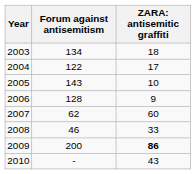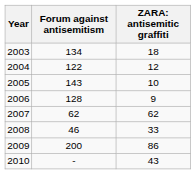(153, 67) 17 -> (153, 67) 12
(153, 114) 60 -> (153, 114) 62
(153, 145) bold -> (153, 145) normal
